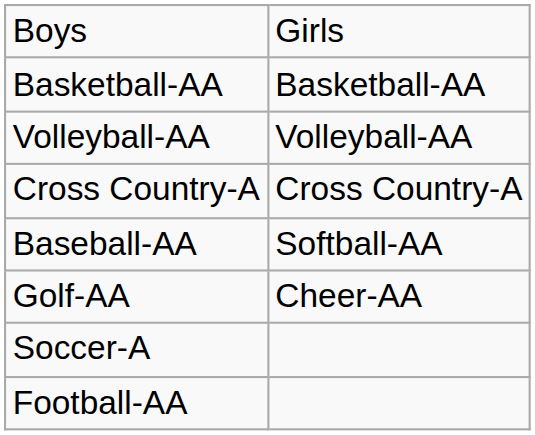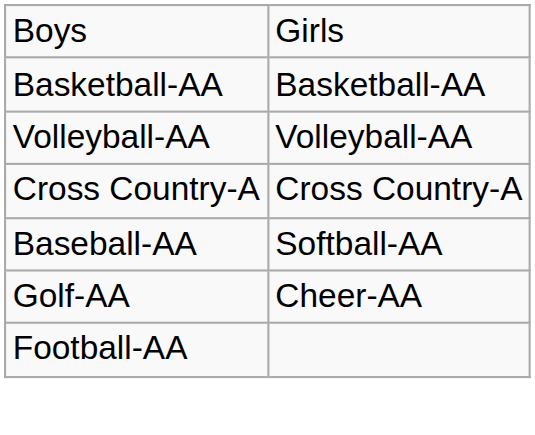- row: (82, 349)
